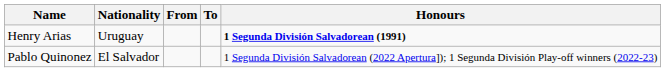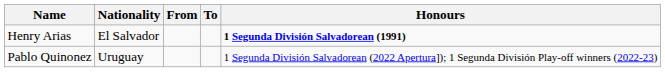(121, 35) Uruguay -> (128, 35) El Salvador
(128, 56) El Salvador -> (121, 56) Uruguay
